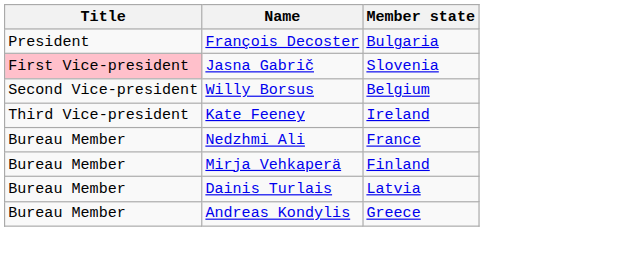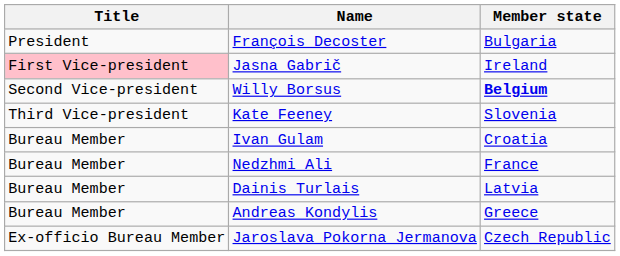(403, 66) Slovenia -> (516, 66) Ireland
(398, 91) normal -> (516, 91) bold
(398, 115) Ireland -> (520, 115) Slovenia
+ row: (278, 140)
- row: (273, 164)
+ row: (355, 238)
